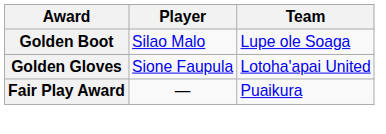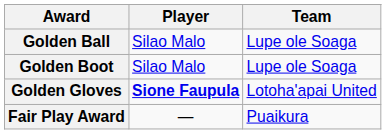+ row: (66, 41)
(183, 66) normal -> (186, 91) bold
